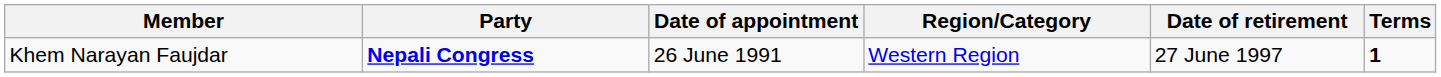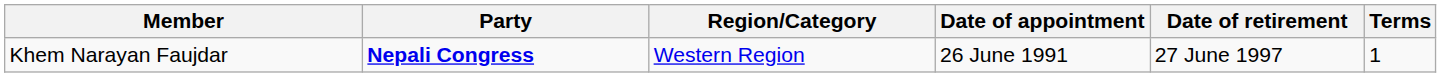columns swapped: (1007, 21) <-> (756, 21)
(1375, 54) bold -> (1375, 54) normal
